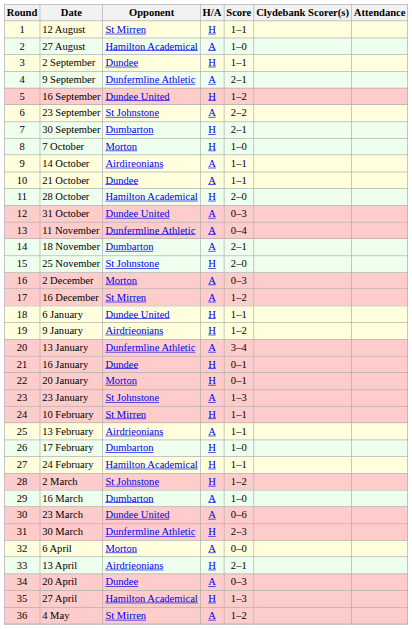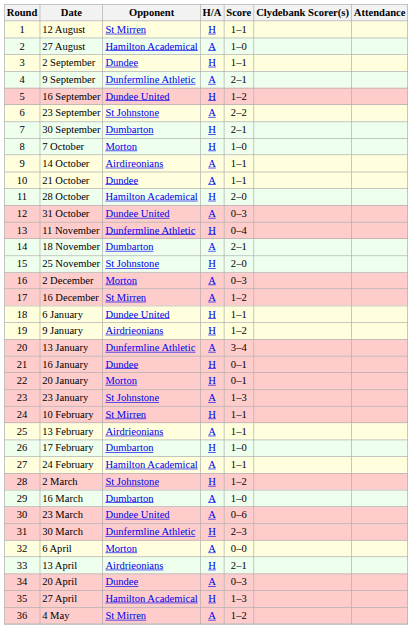(212, 230) A -> (212, 230) H
(212, 465) H -> (212, 465) A
